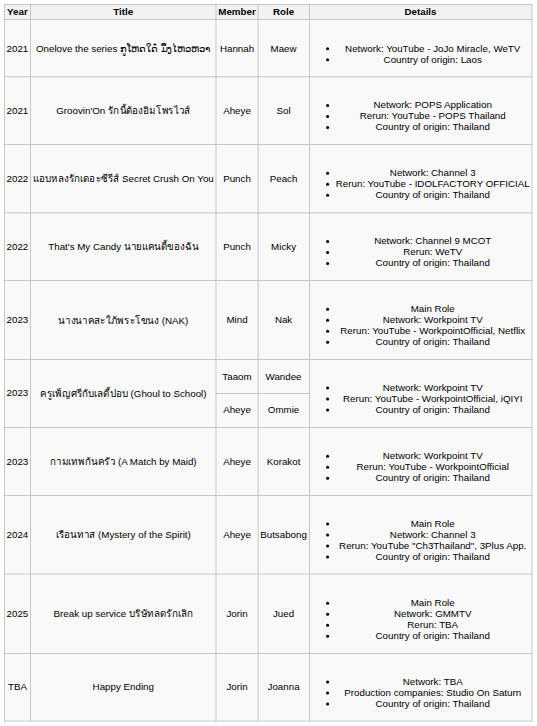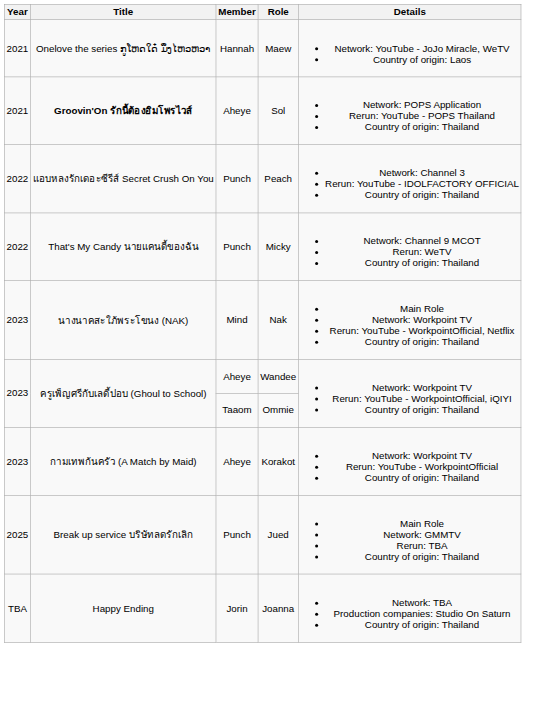(123, 111) normal -> (123, 111) bold
(237, 376) Taaom -> (237, 376) Aheye
(237, 410) Aheye -> (237, 410) Taaom
- row: (284, 535)
(237, 613) Jorin -> (237, 535) Punch
